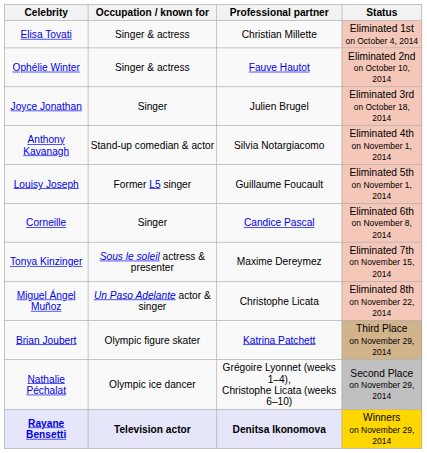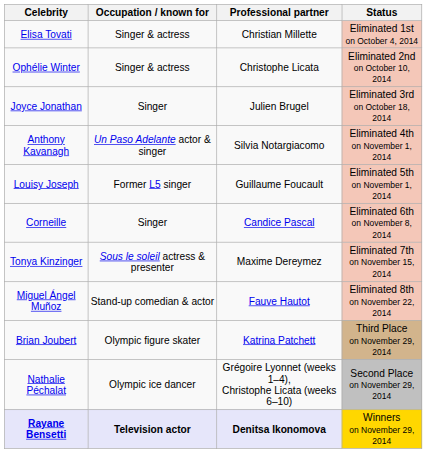(279, 67) Fauve Hautot -> (279, 67) Christophe Licata
(152, 145) Stand-up comedian & actor -> (152, 145) Un Paso Adelante actor & singer
(152, 301) Un Paso Adelante actor & singer -> (152, 301) Stand-up comedian & actor
(279, 301) Christophe Licata -> (279, 301) Fauve Hautot
